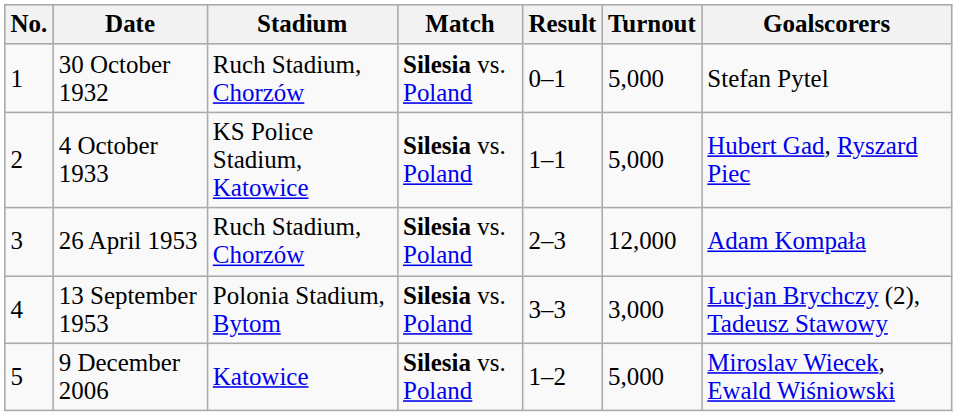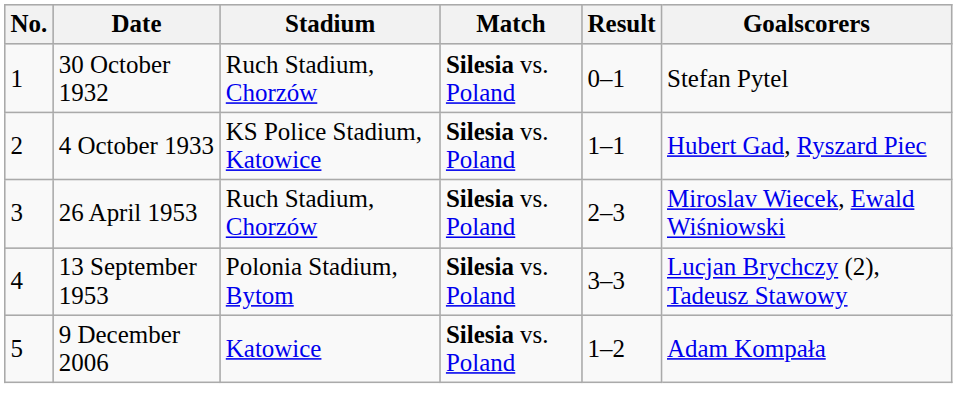- column: (652, 24)
(787, 241) Adam Kompała -> (791, 213) Miroslav Wiecek, Ewald Wiśniowski
(801, 376) Miroslav Wiecek, Ewald Wiśniowski -> (746, 348) Adam Kompała
